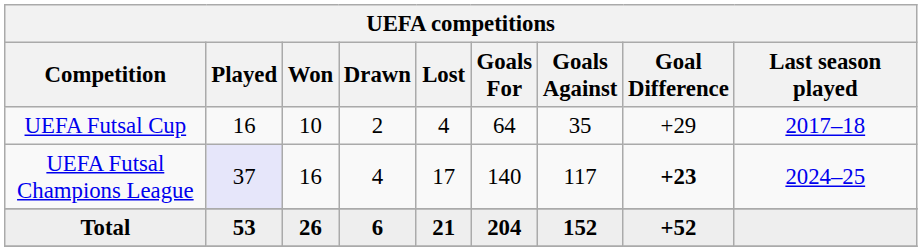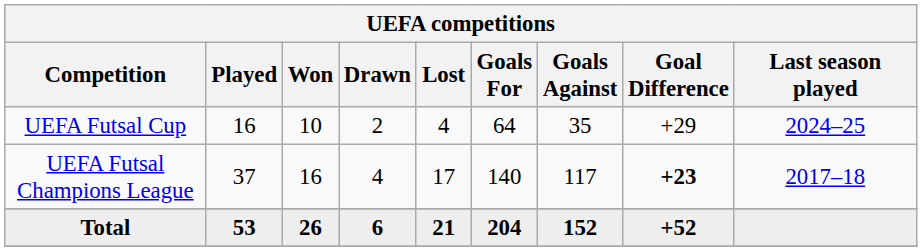(825, 125) 2017–18 -> (825, 125) 2024–25
(244, 176) lavender background -> (244, 176) no background
(825, 176) 2024–25 -> (825, 176) 2017–18
